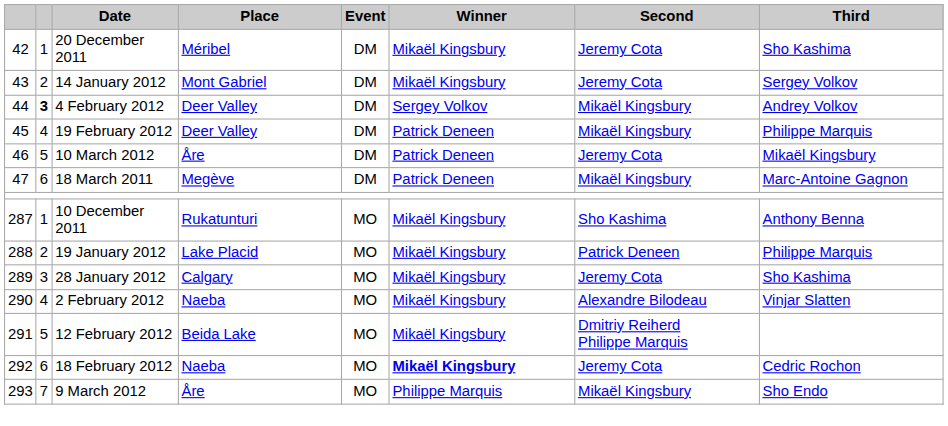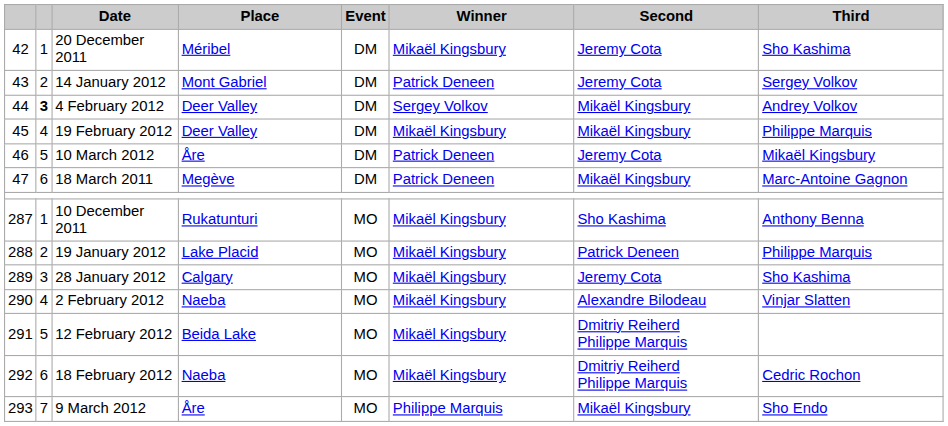(449, 82) Mikaël Kingsbury -> (444, 82) Patrick Deneen
(443, 130) Patrick Deneen -> (449, 130) Mikaël Kingsbury
(454, 366) bold -> (449, 375) normal
(620, 366) Jeremy Cota -> (632, 375) Dmitriy Reiherd Philippe Marquis
